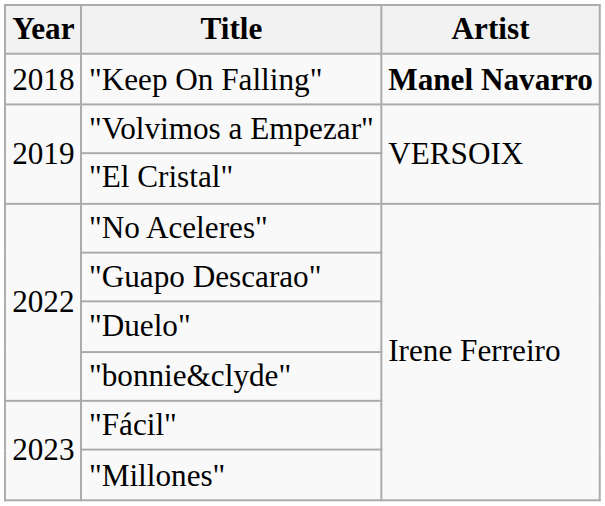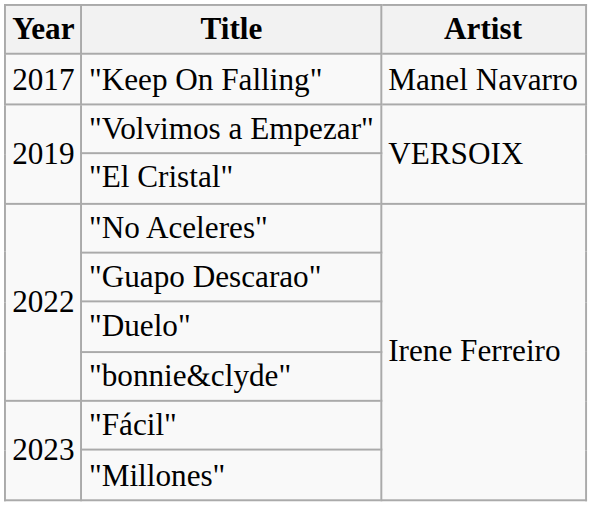(43, 78) 2018 -> (43, 78) 2017
(491, 78) bold -> (483, 78) normal
